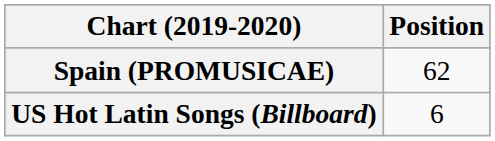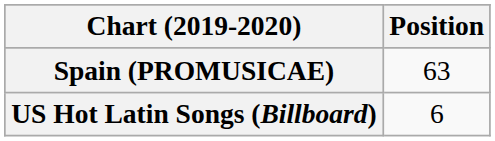(437, 69) 62 -> (437, 69) 63
